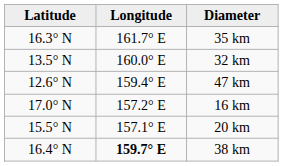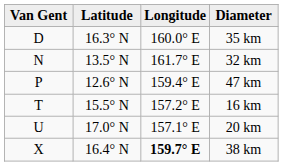+ column: (39, 15)
(141, 37) 161.7° E -> (175, 37) 160.0° E
(141, 60) 160.0° E -> (175, 60) 161.7° E
(50, 104) 17.0° N -> (107, 104) 15.5° N
(50, 127) 15.5° N -> (107, 127) 17.0° N
